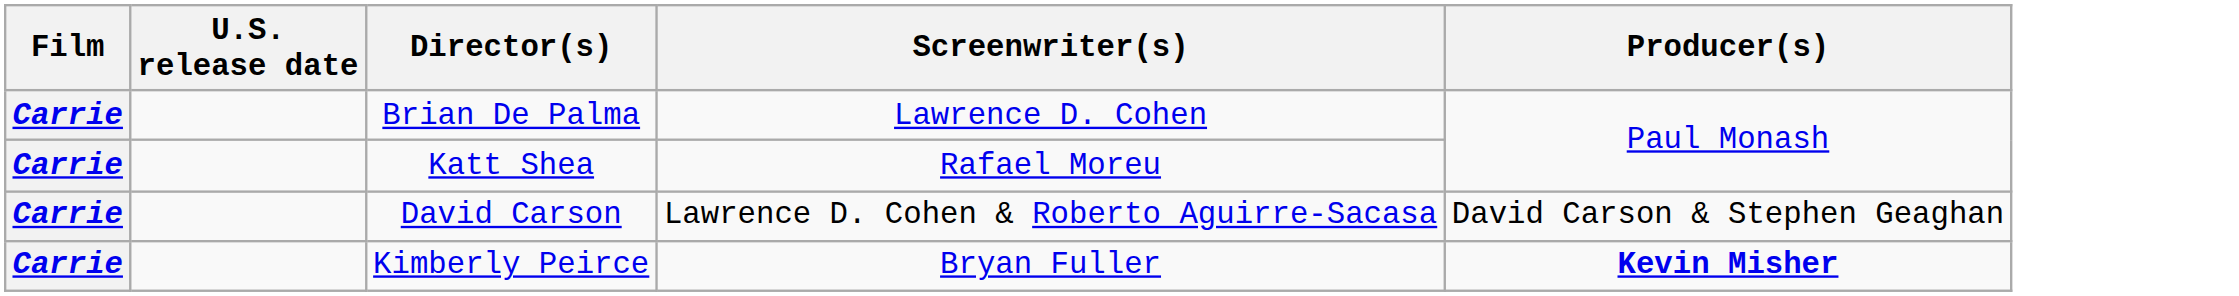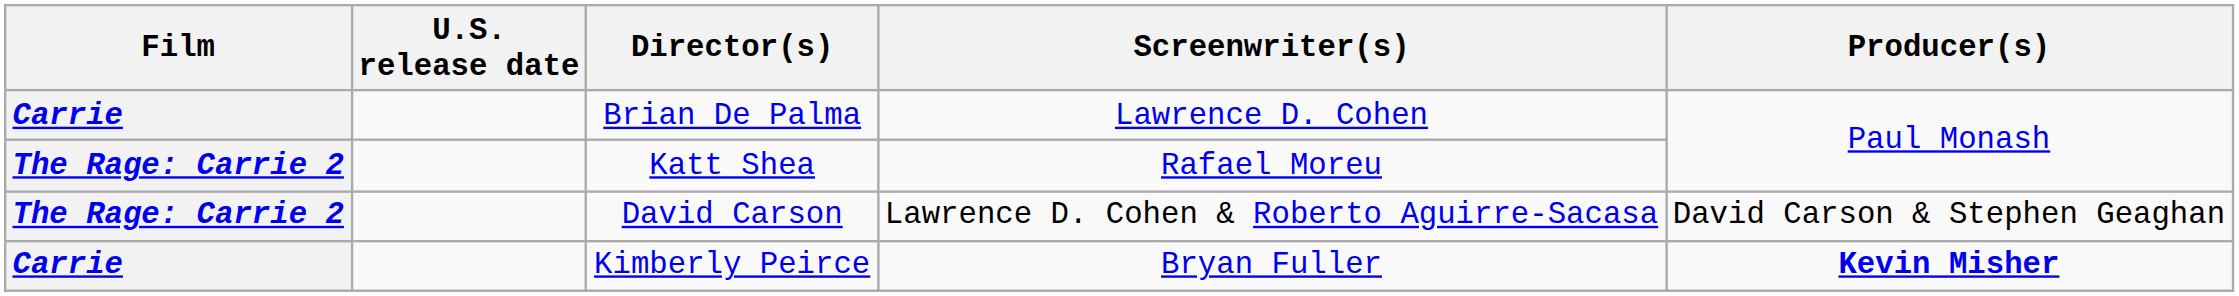(68, 166) Carrie -> (178, 166) The Rage: Carrie 2
(68, 216) Carrie -> (178, 216) The Rage: Carrie 2
